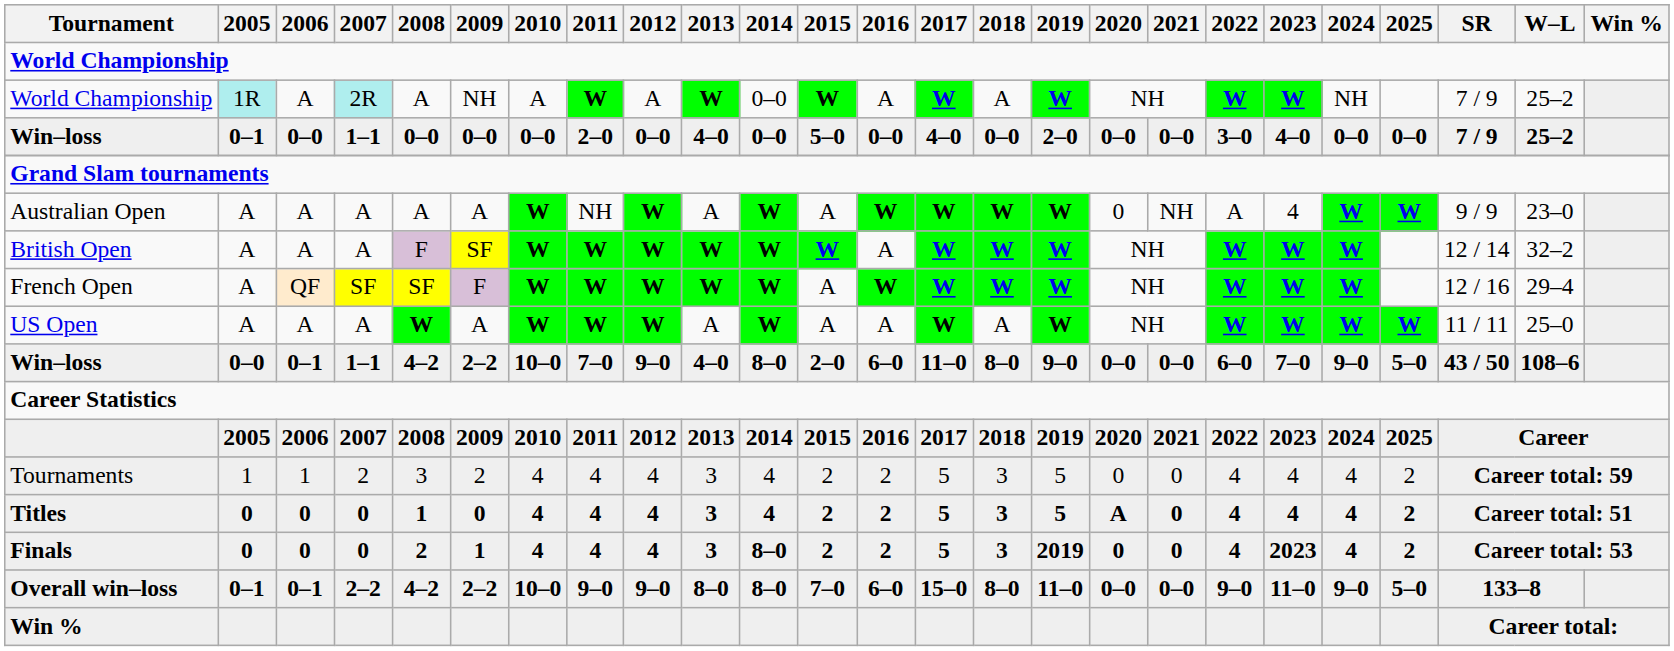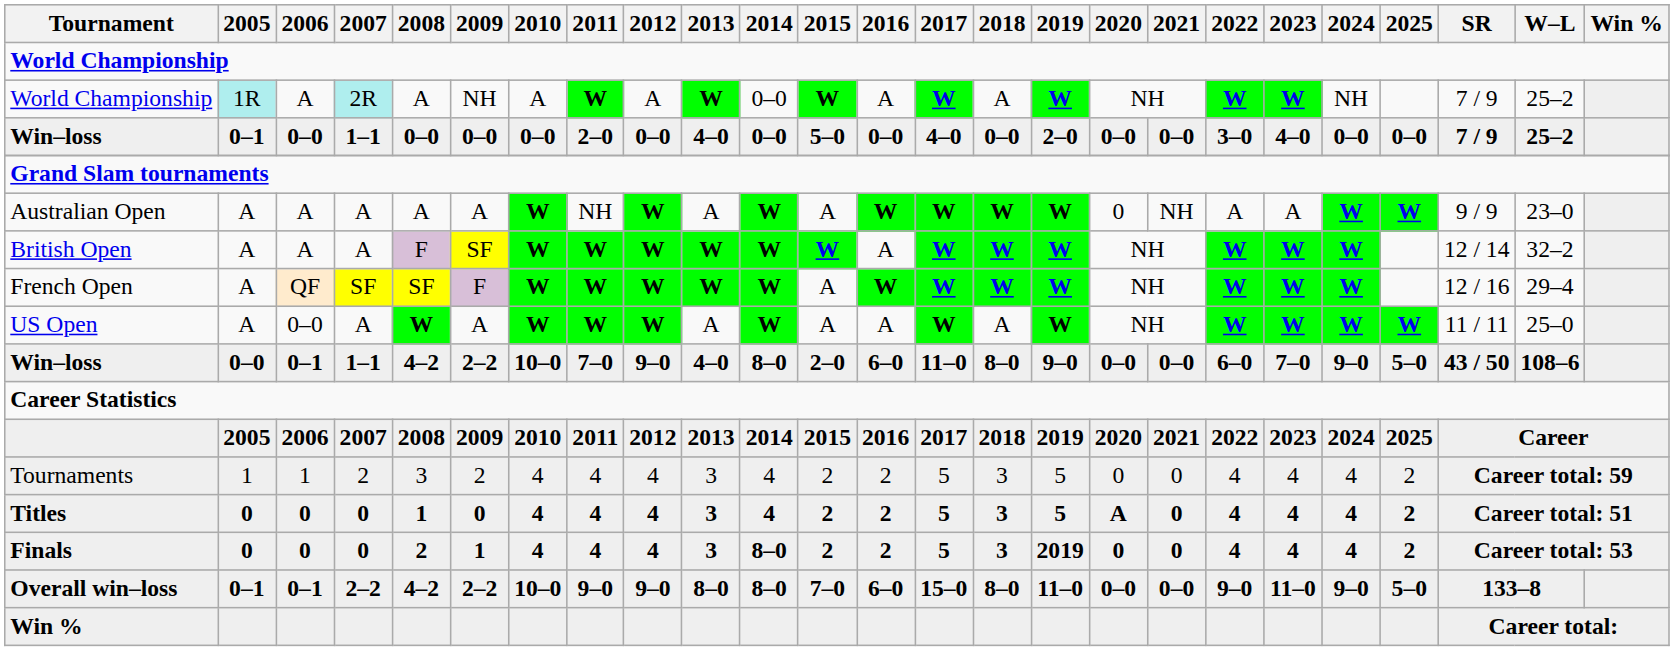(1293, 211) 4 -> (1293, 211) A
(305, 324) A -> (305, 324) 0–0
(1293, 550) 2023 -> (1293, 550) 4
